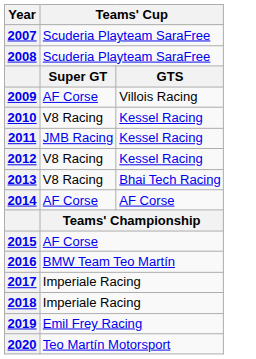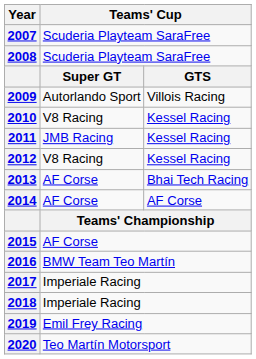(70, 97) AF Corse -> (92, 97) Autorlando Sport
(73, 179) V8 Racing -> (70, 179) AF Corse
